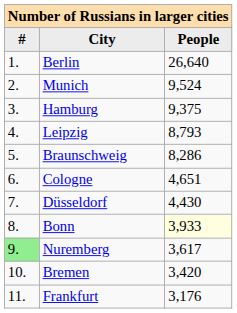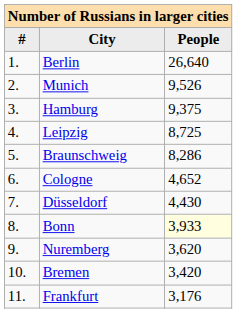(185, 86) 9,524 -> (185, 86) 9,526
(185, 132) 8,793 -> (185, 132) 8,725
(185, 179) 4,651 -> (185, 179) 4,652
(13, 249) lightgreen background -> (13, 249) no background
(185, 249) 3,617 -> (185, 249) 3,620
